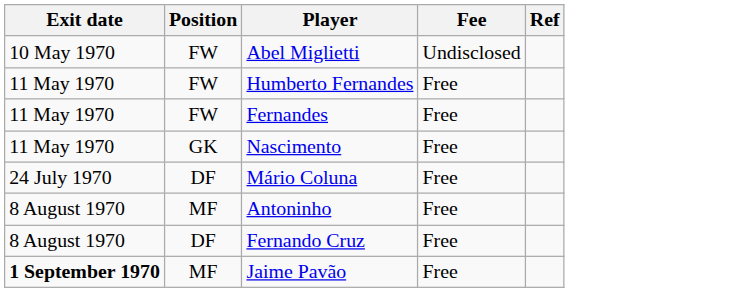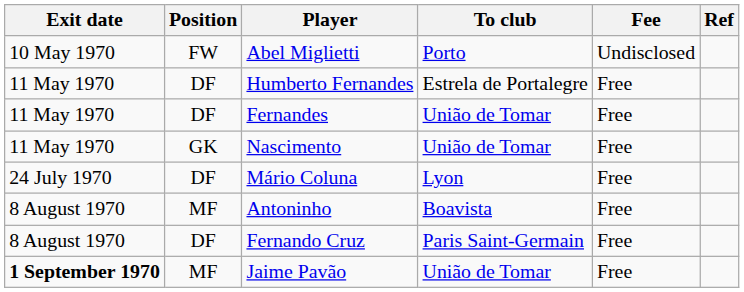+ column: (505, 20)
(203, 83) FW -> (203, 83) DF
(203, 114) FW -> (203, 114) DF
